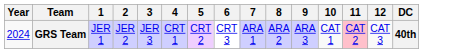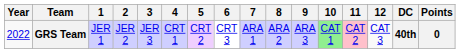+ column: (437, 12)
(18, 34) 2024 -> (18, 34) 2022
(331, 34) no background -> (331, 34) lightgreen background
